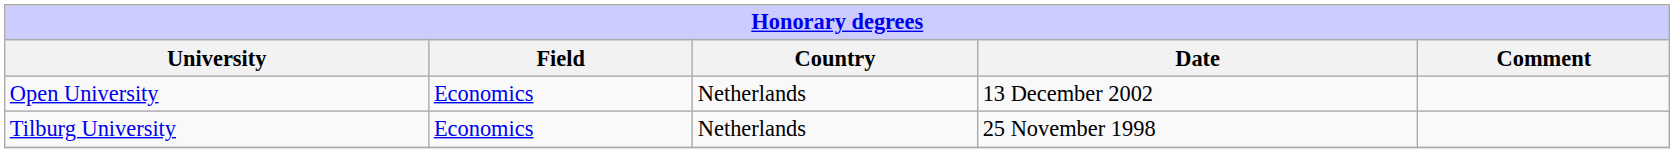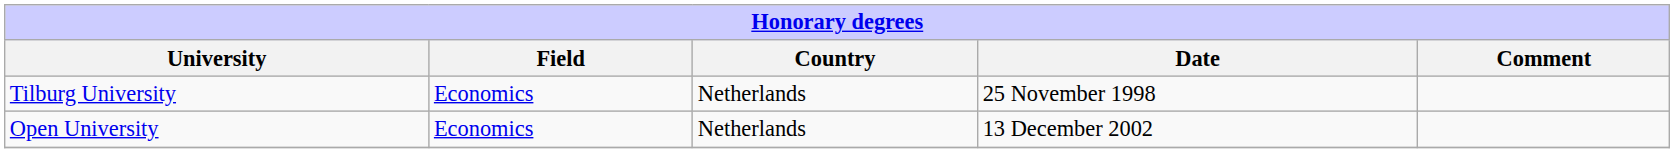rows swapped: (93, 128) <-> (84, 93)
